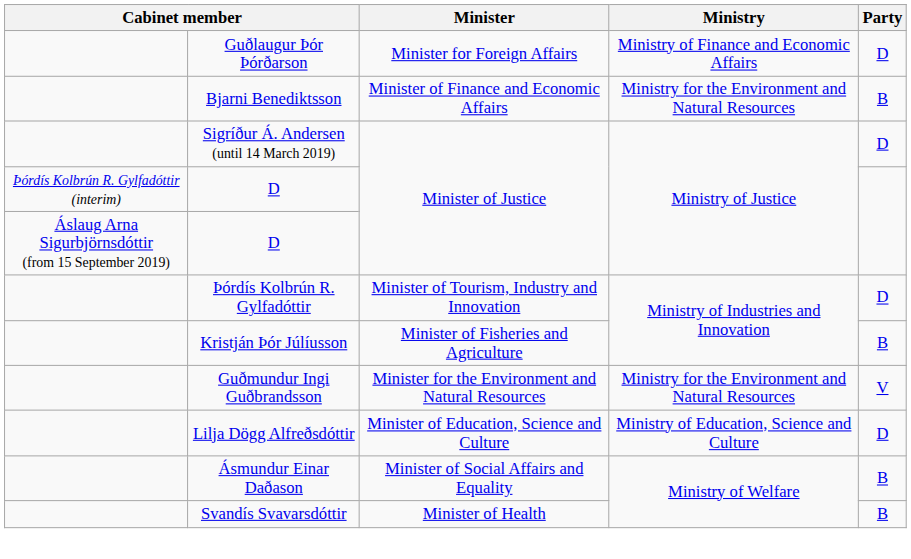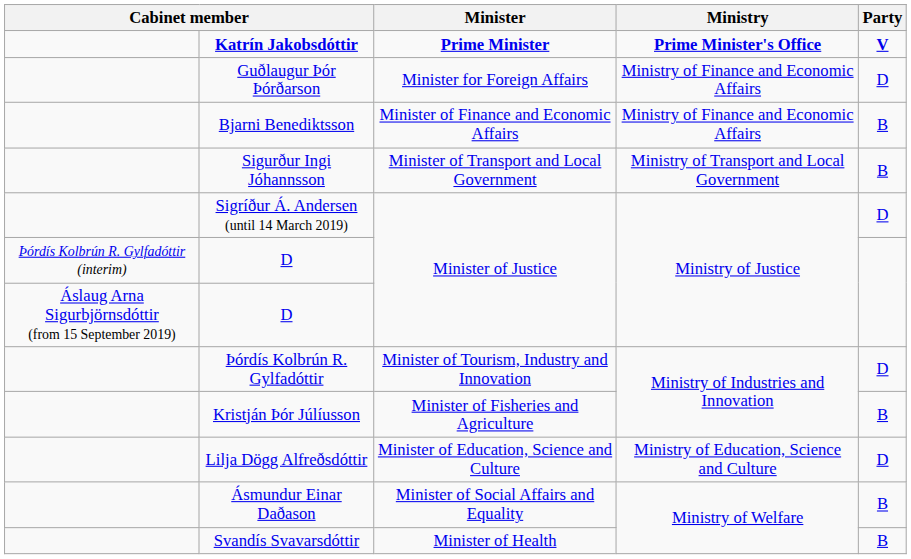+ row: (102, 44)
(734, 98) Ministry for the Environment and Natural Resources -> (738, 124) Ministry of Finance and Economic Affairs
+ row: (102, 170)
- row: (96, 388)
